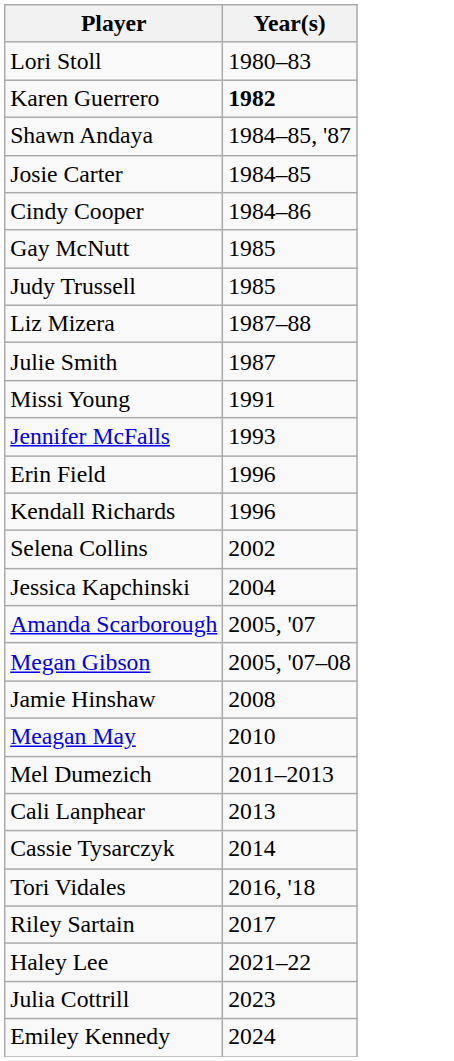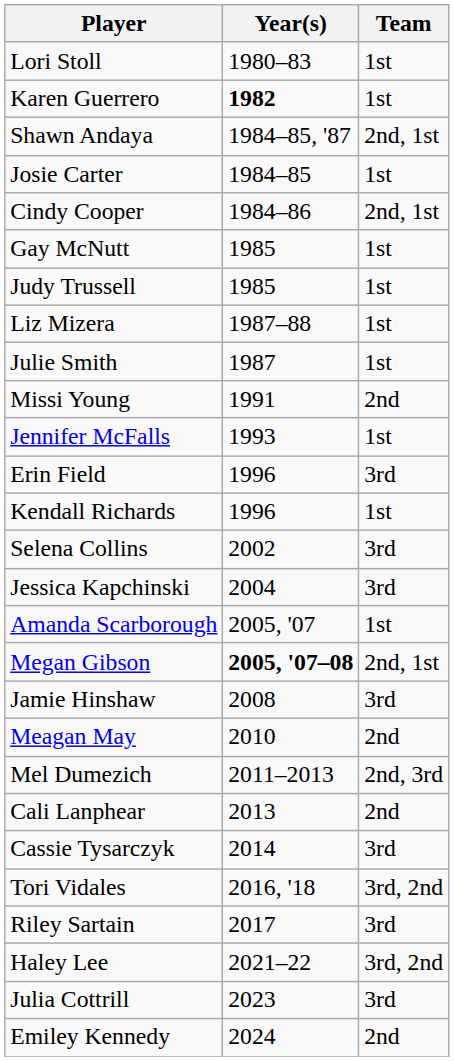+ column: (404, 23)
(290, 661) normal -> (291, 661) bold
